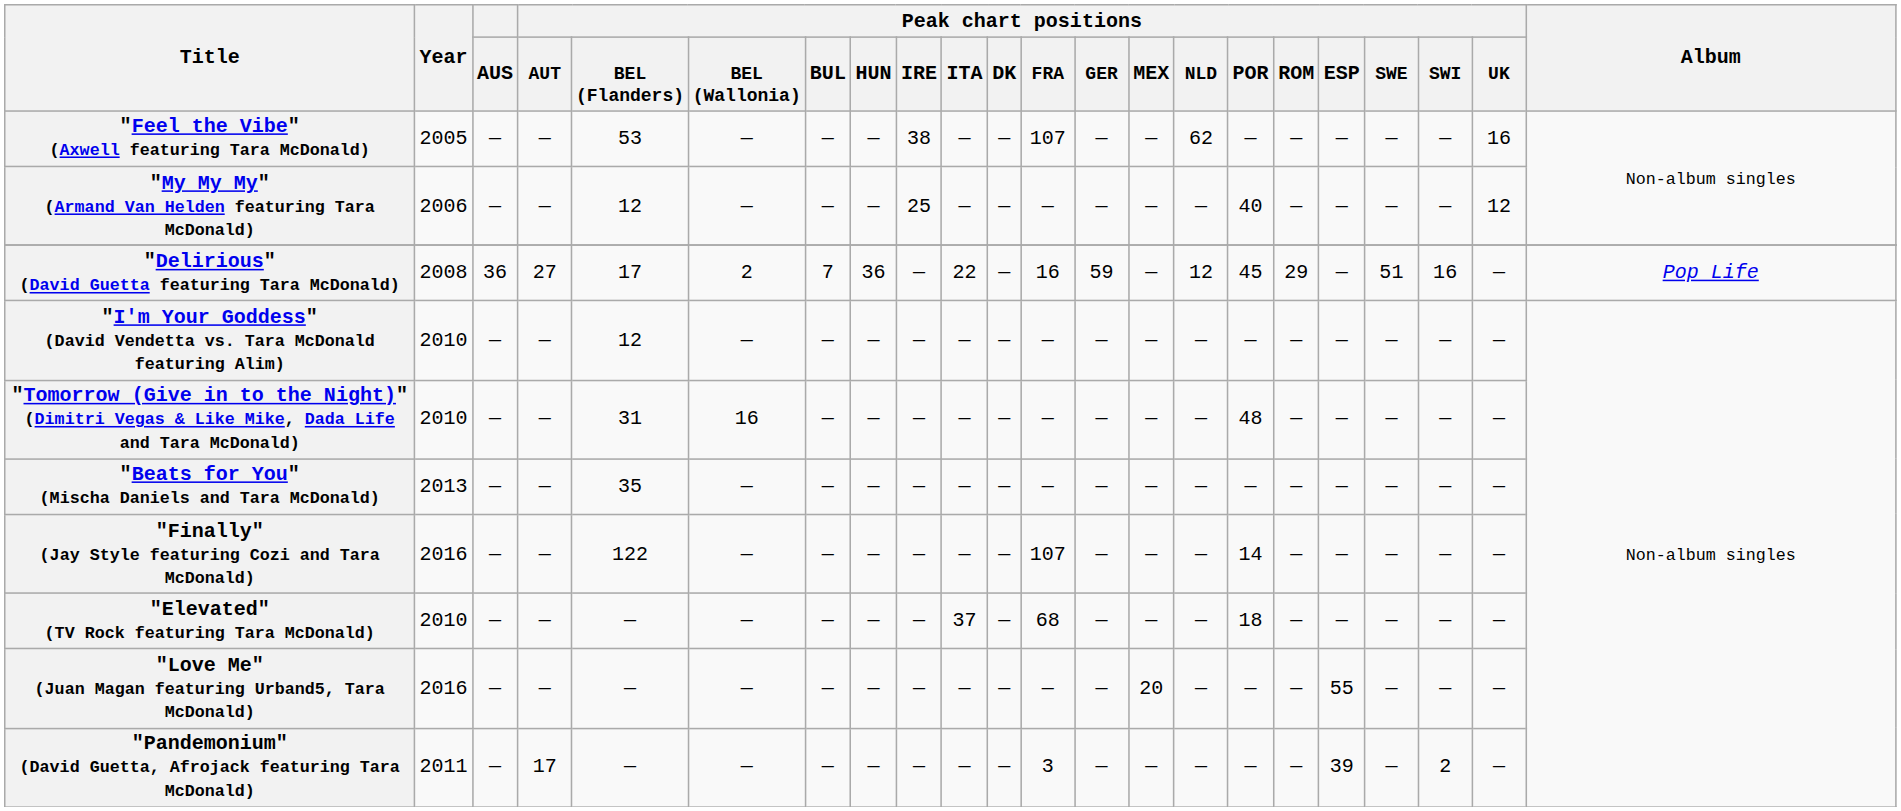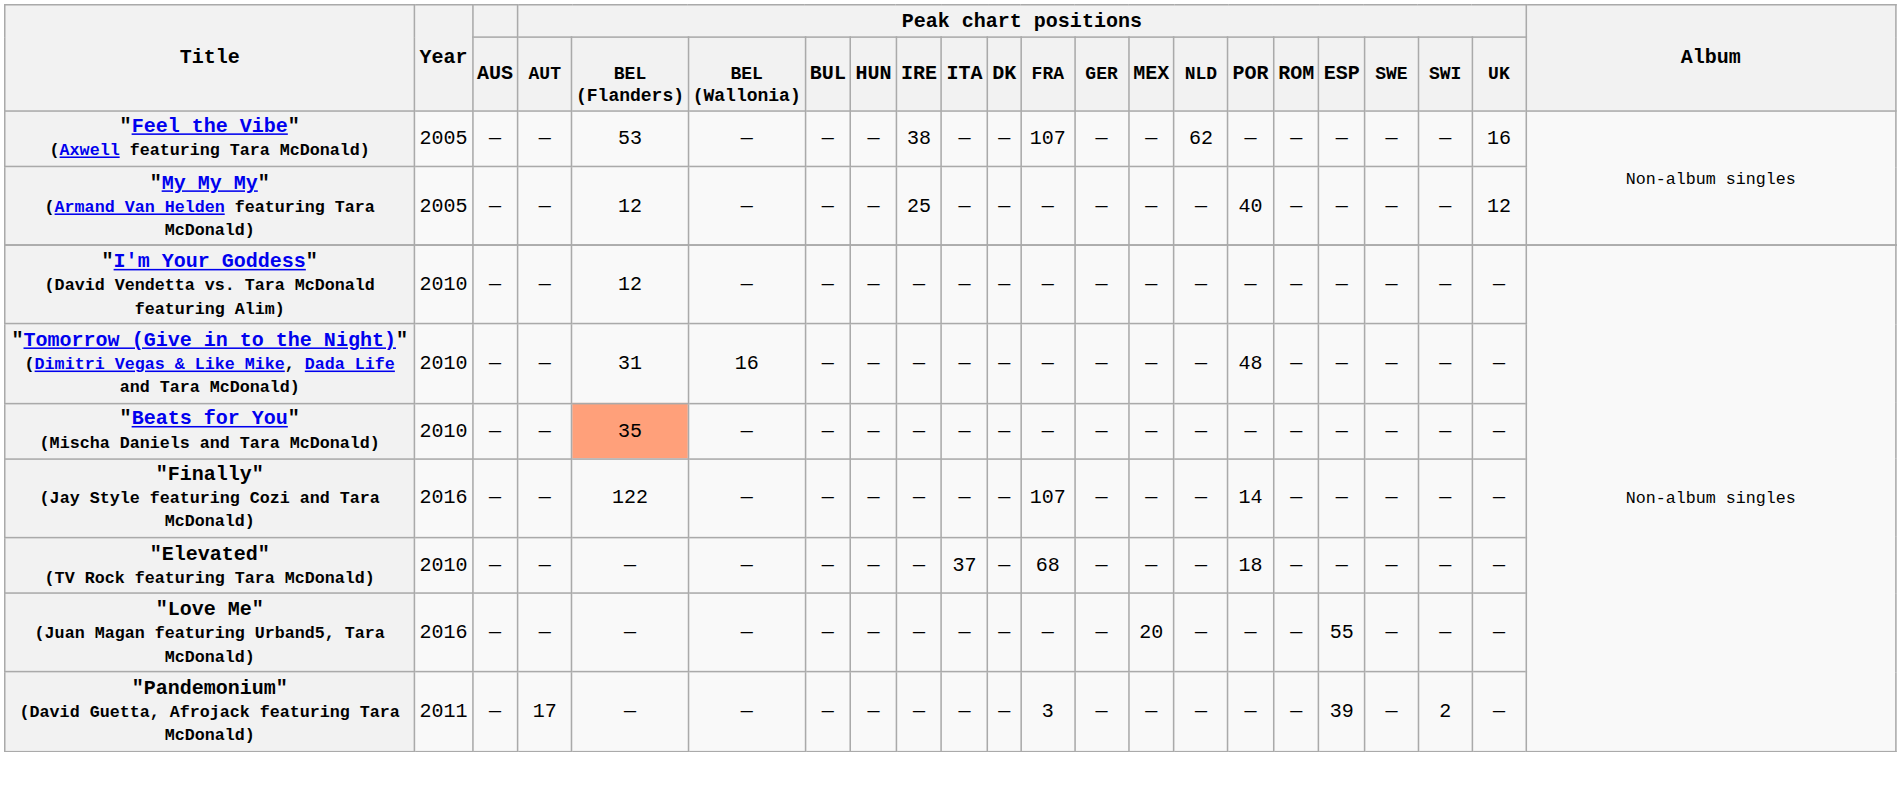(444, 206) 2006 -> (444, 206) 2005
- row: (210, 272)
(444, 487) 2013 -> (444, 431) 2010
(630, 487) no background -> (630, 431) lightsalmon background
